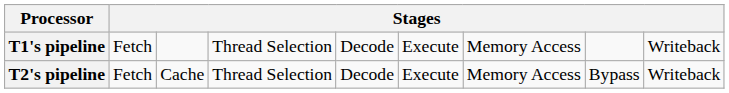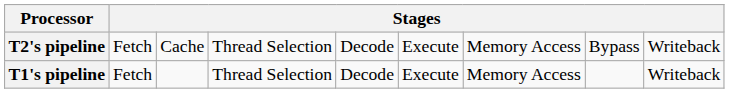rows swapped: (57, 46) <-> (57, 74)
